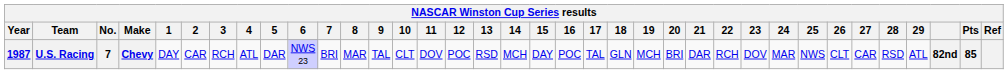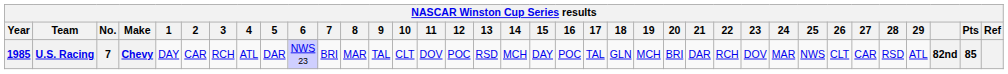(19, 54) 1987 -> (19, 54) 1985
